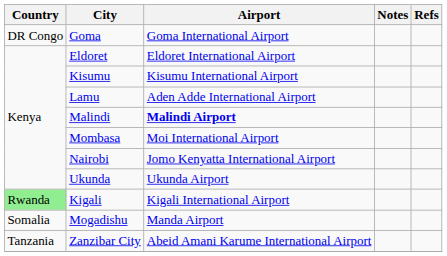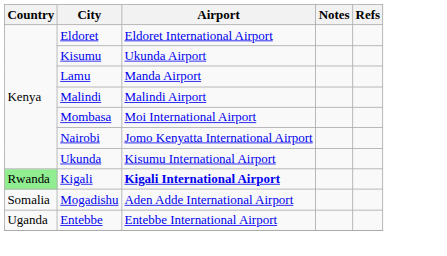- row: (85, 35)
(222, 76) Kisumu International Airport -> (165, 55) Ukunda Airport
(231, 96) Aden Adde International Airport -> (163, 76) Manda Airport
(191, 117) bold -> (165, 96) normal
(188, 179) Ukunda Airport -> (200, 158) Kisumu International Airport
(218, 199) normal -> (202, 179) bold
(185, 220) Manda Airport -> (209, 199) Aden Adde International Airport
- row: (105, 240)
+ row: (81, 220)
